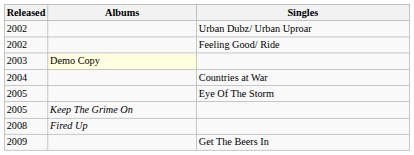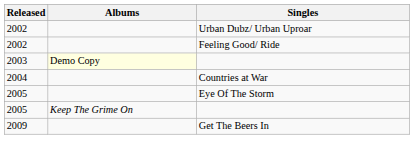- row: (17, 126)
